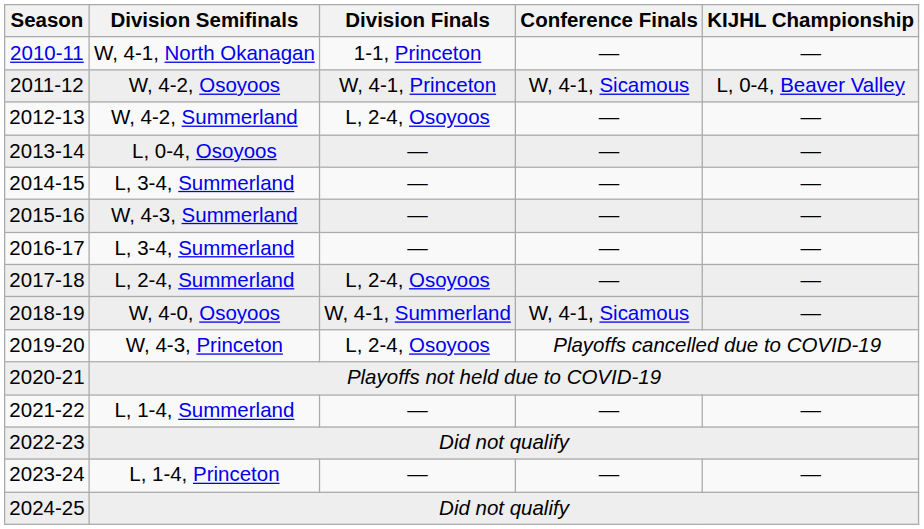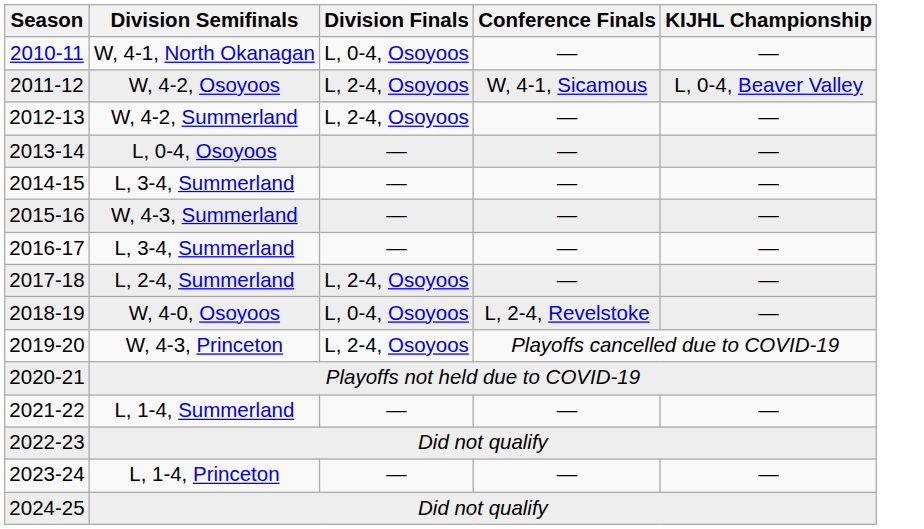(418, 53) 1-1, Princeton -> (397, 53) L, 0-4, Osoyoos
(418, 85) W, 4-1, Princeton -> (397, 85) L, 2-4, Osoyoos
(418, 313) W, 4-1, Summerland -> (397, 313) L, 0-4, Osoyoos
(609, 313) W, 4-1, Sicamous -> (567, 313) L, 2-4, Revelstoke
